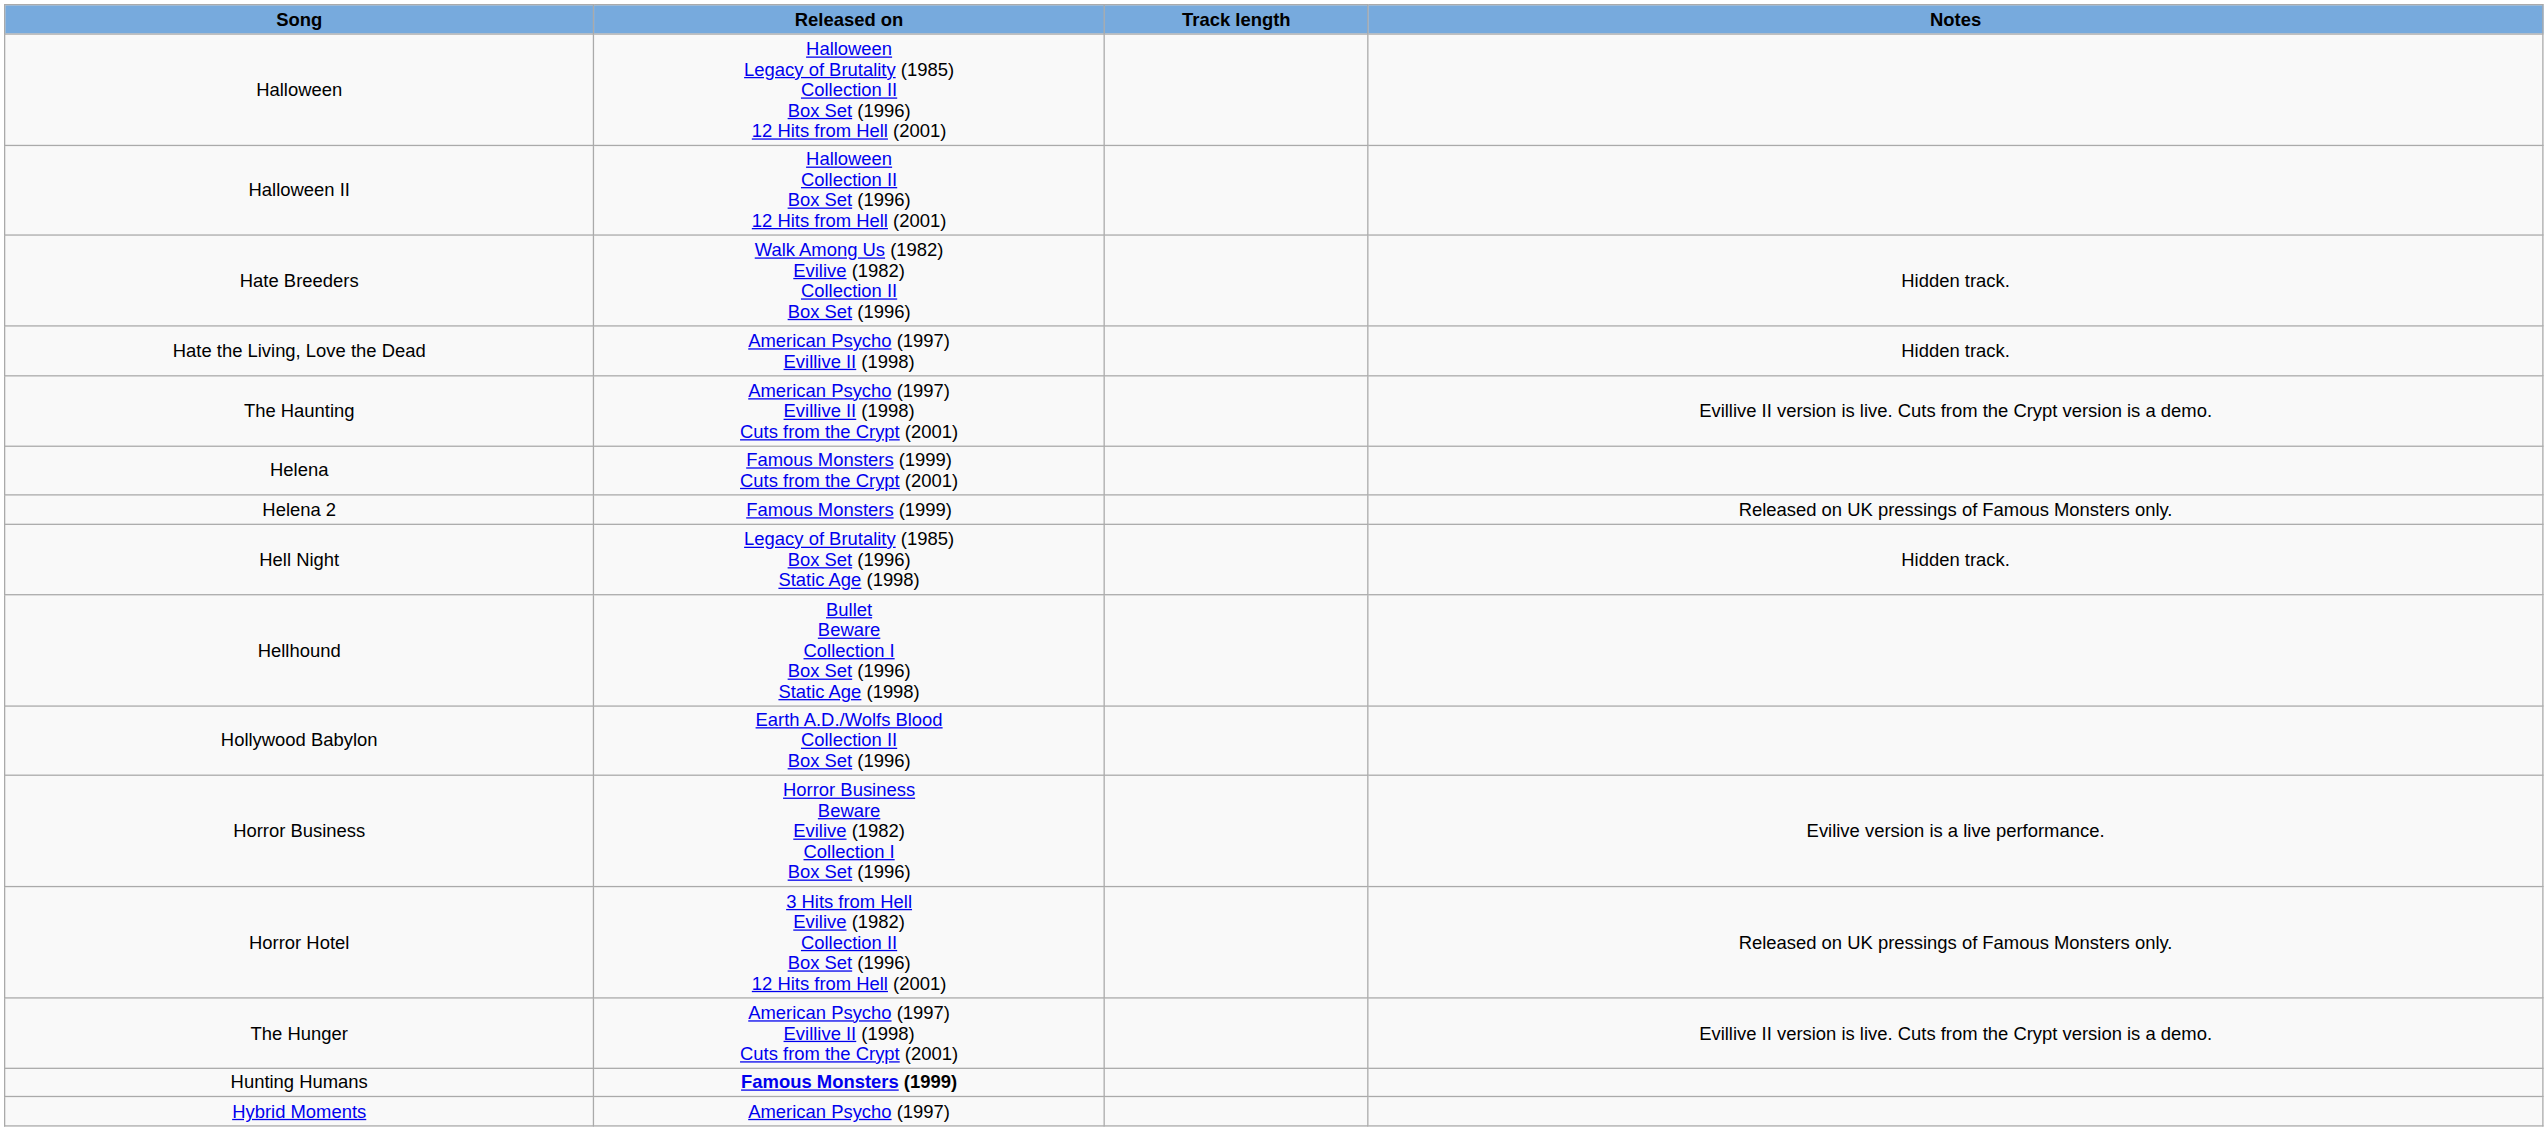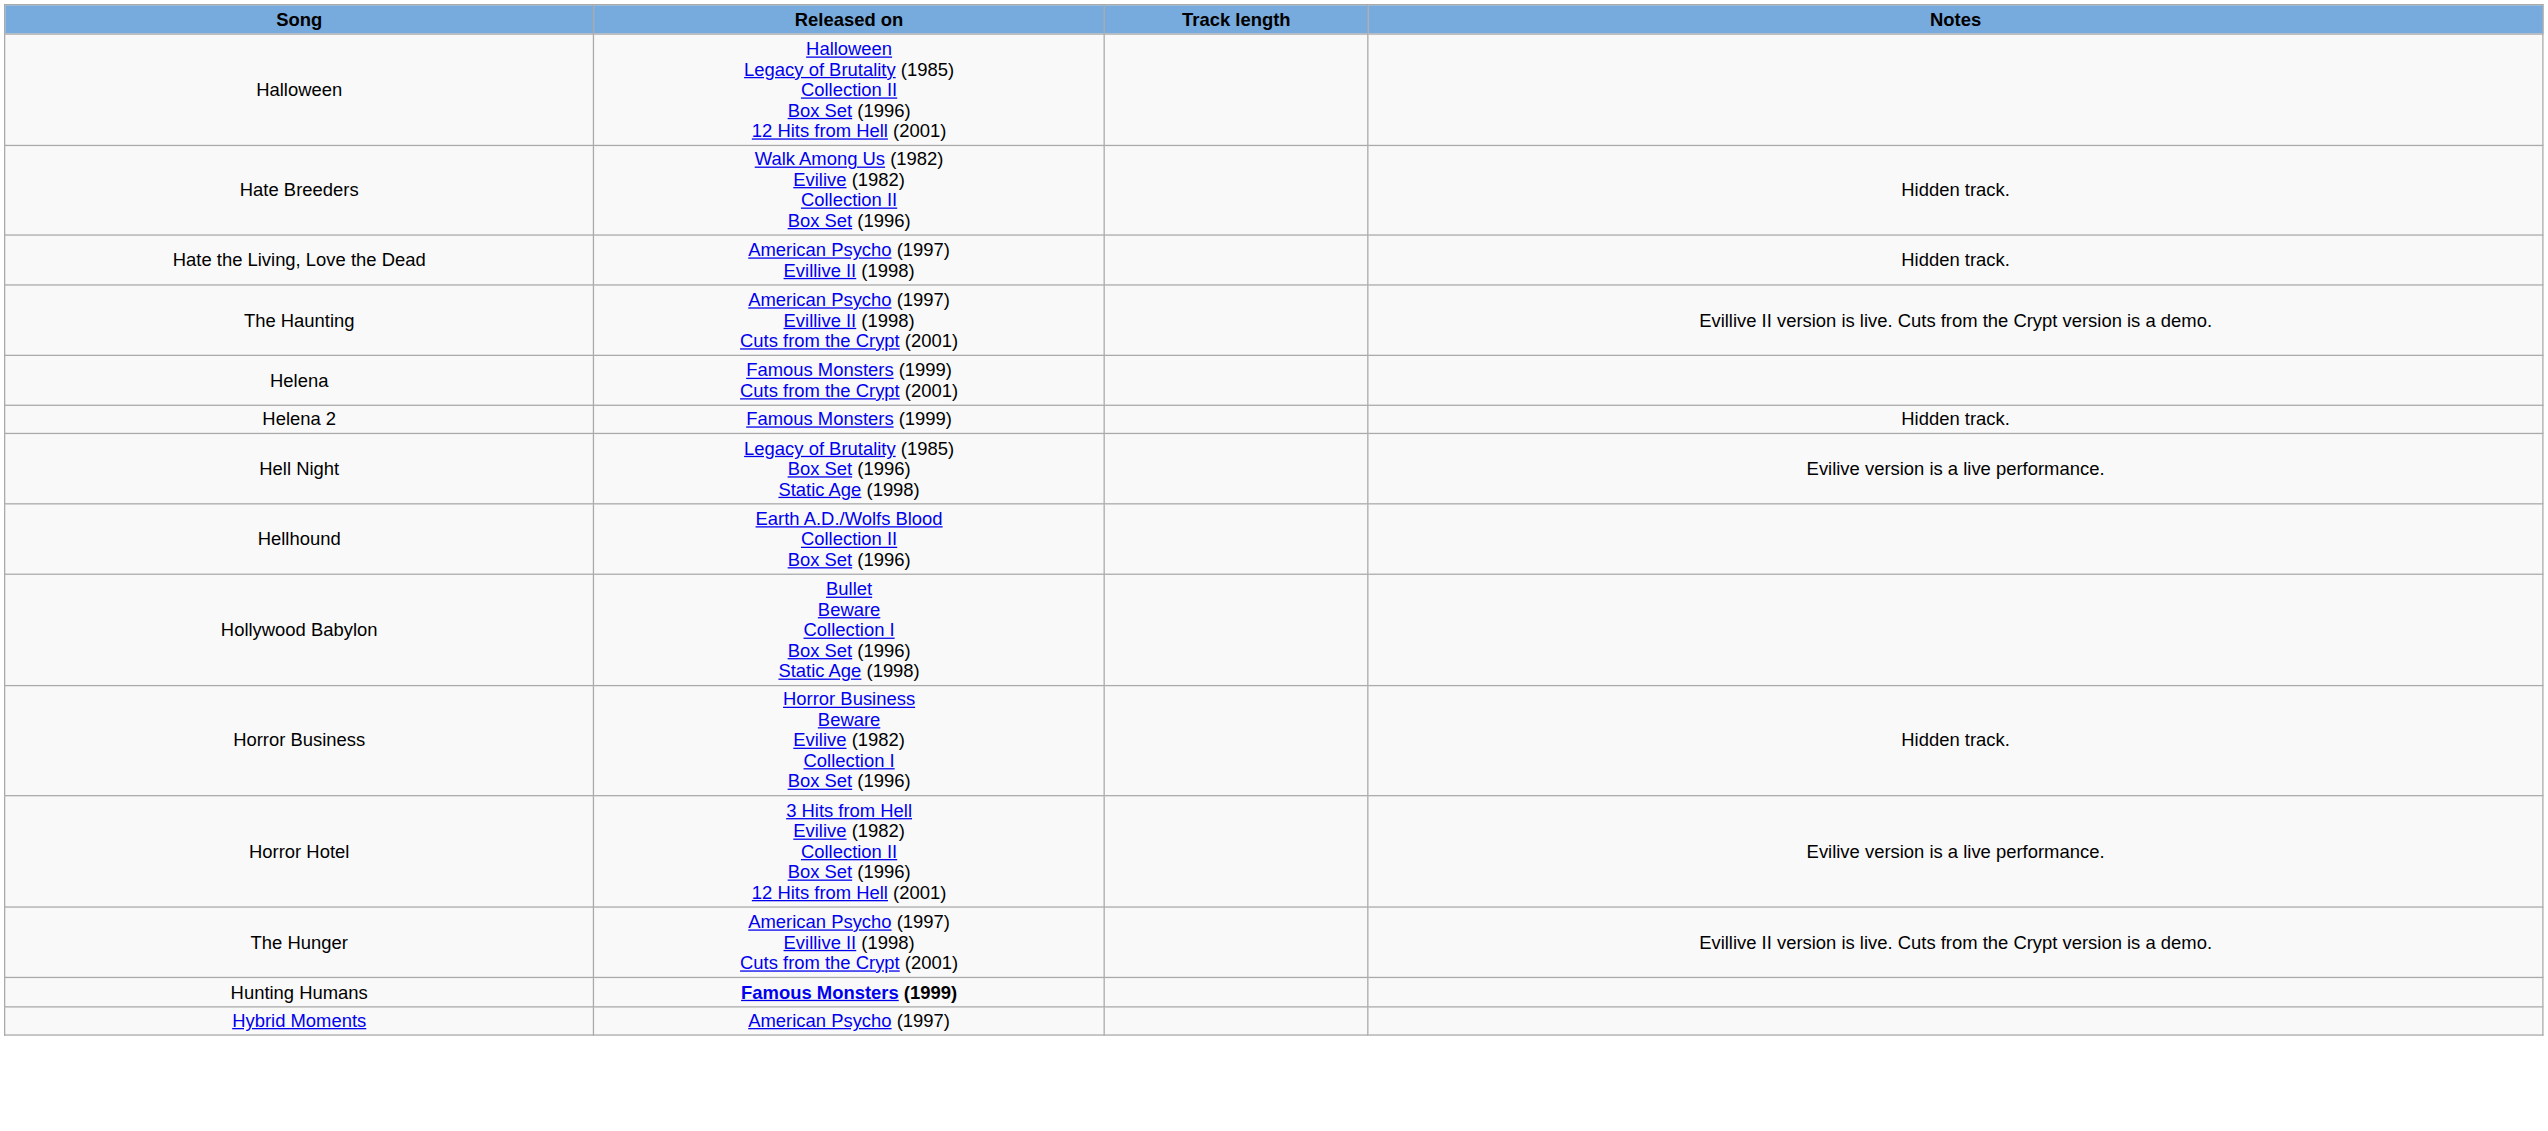- row: (299, 190)
(1956, 510) Released on UK pressings of Famous Monsters only. -> (1956, 419) Hidden track.
(1956, 559) Hidden track. -> (1956, 469) Evilive version is a live performance.
(849, 650) Bullet Beware Collection I Box Set (1996) Static Age (1998) -> (849, 539) Earth A.D./Wolfs Blood Collection II Box Set (1996)
(849, 740) Earth A.D./Wolfs Blood Collection II Box Set (1996) -> (849, 629) Bullet Beware Collection I Box Set (1996) Static Age (1998)
(1956, 831) Evilive version is a live performance. -> (1956, 740) Hidden track.
(1956, 942) Released on UK pressings of Famous Monsters only. -> (1956, 852) Evilive version is a live performance.
